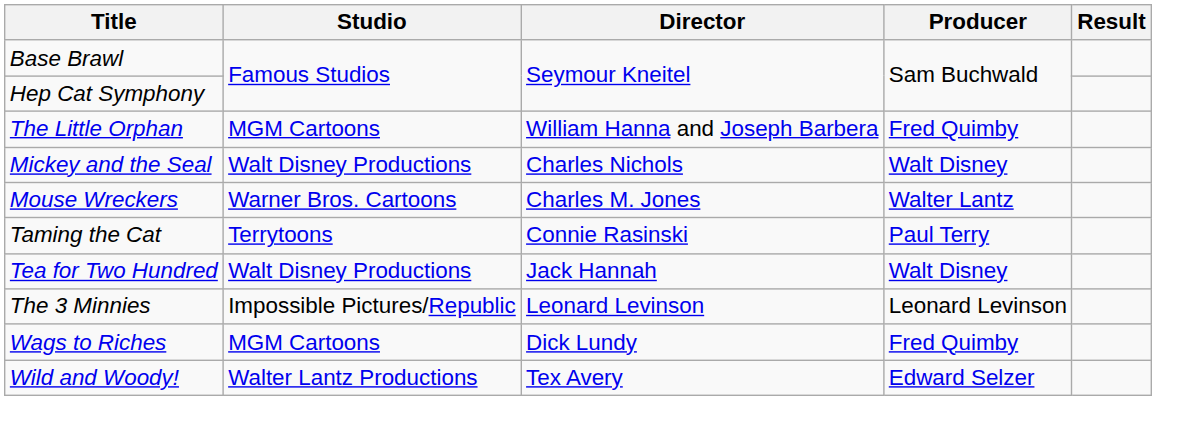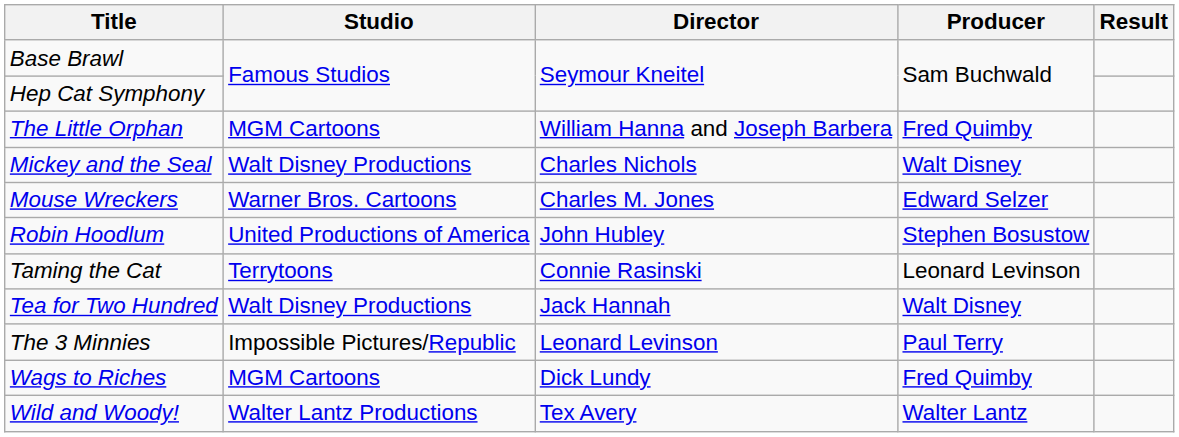(951, 199) Walter Lantz -> (975, 199) Edward Selzer
+ row: (87, 235)
(939, 235) Paul Terry -> (992, 270) Leonard Levinson
(978, 306) Leonard Levinson -> (953, 341) Paul Terry
(962, 377) Edward Selzer -> (965, 413) Walter Lantz
